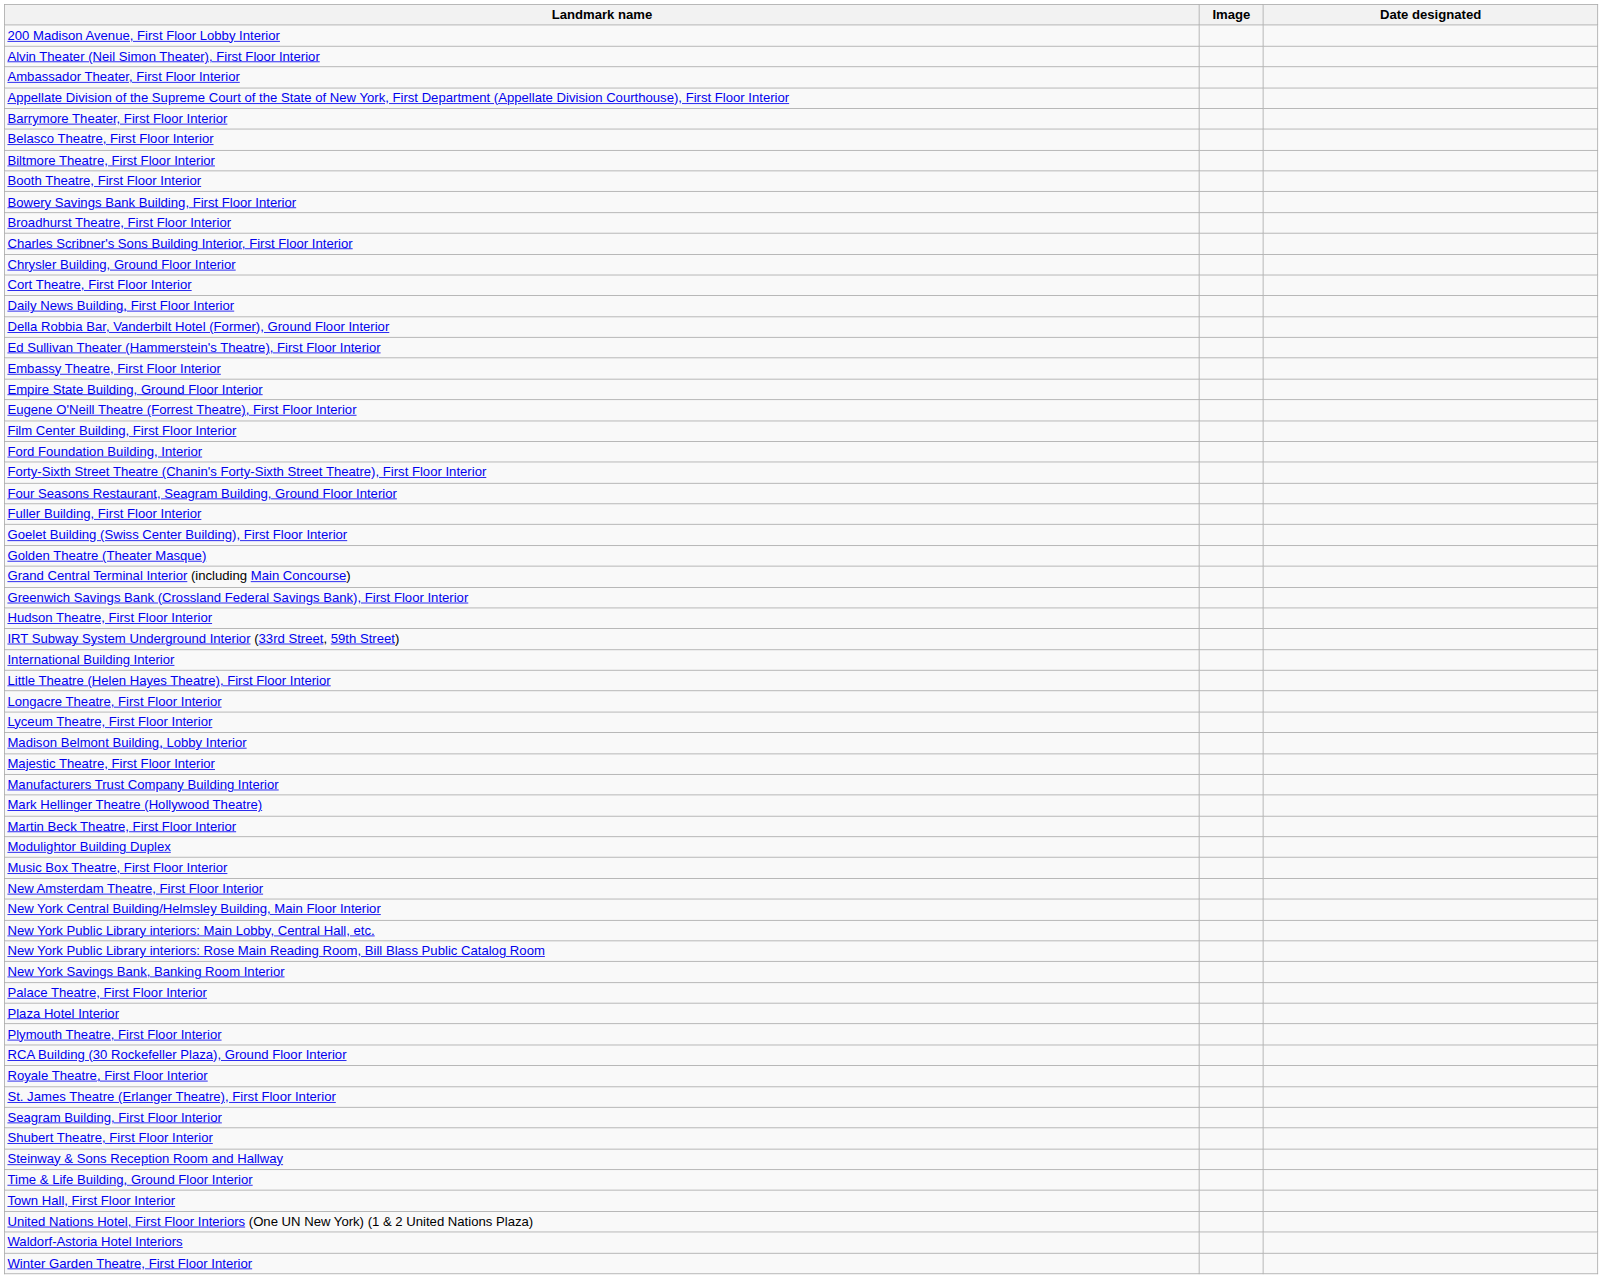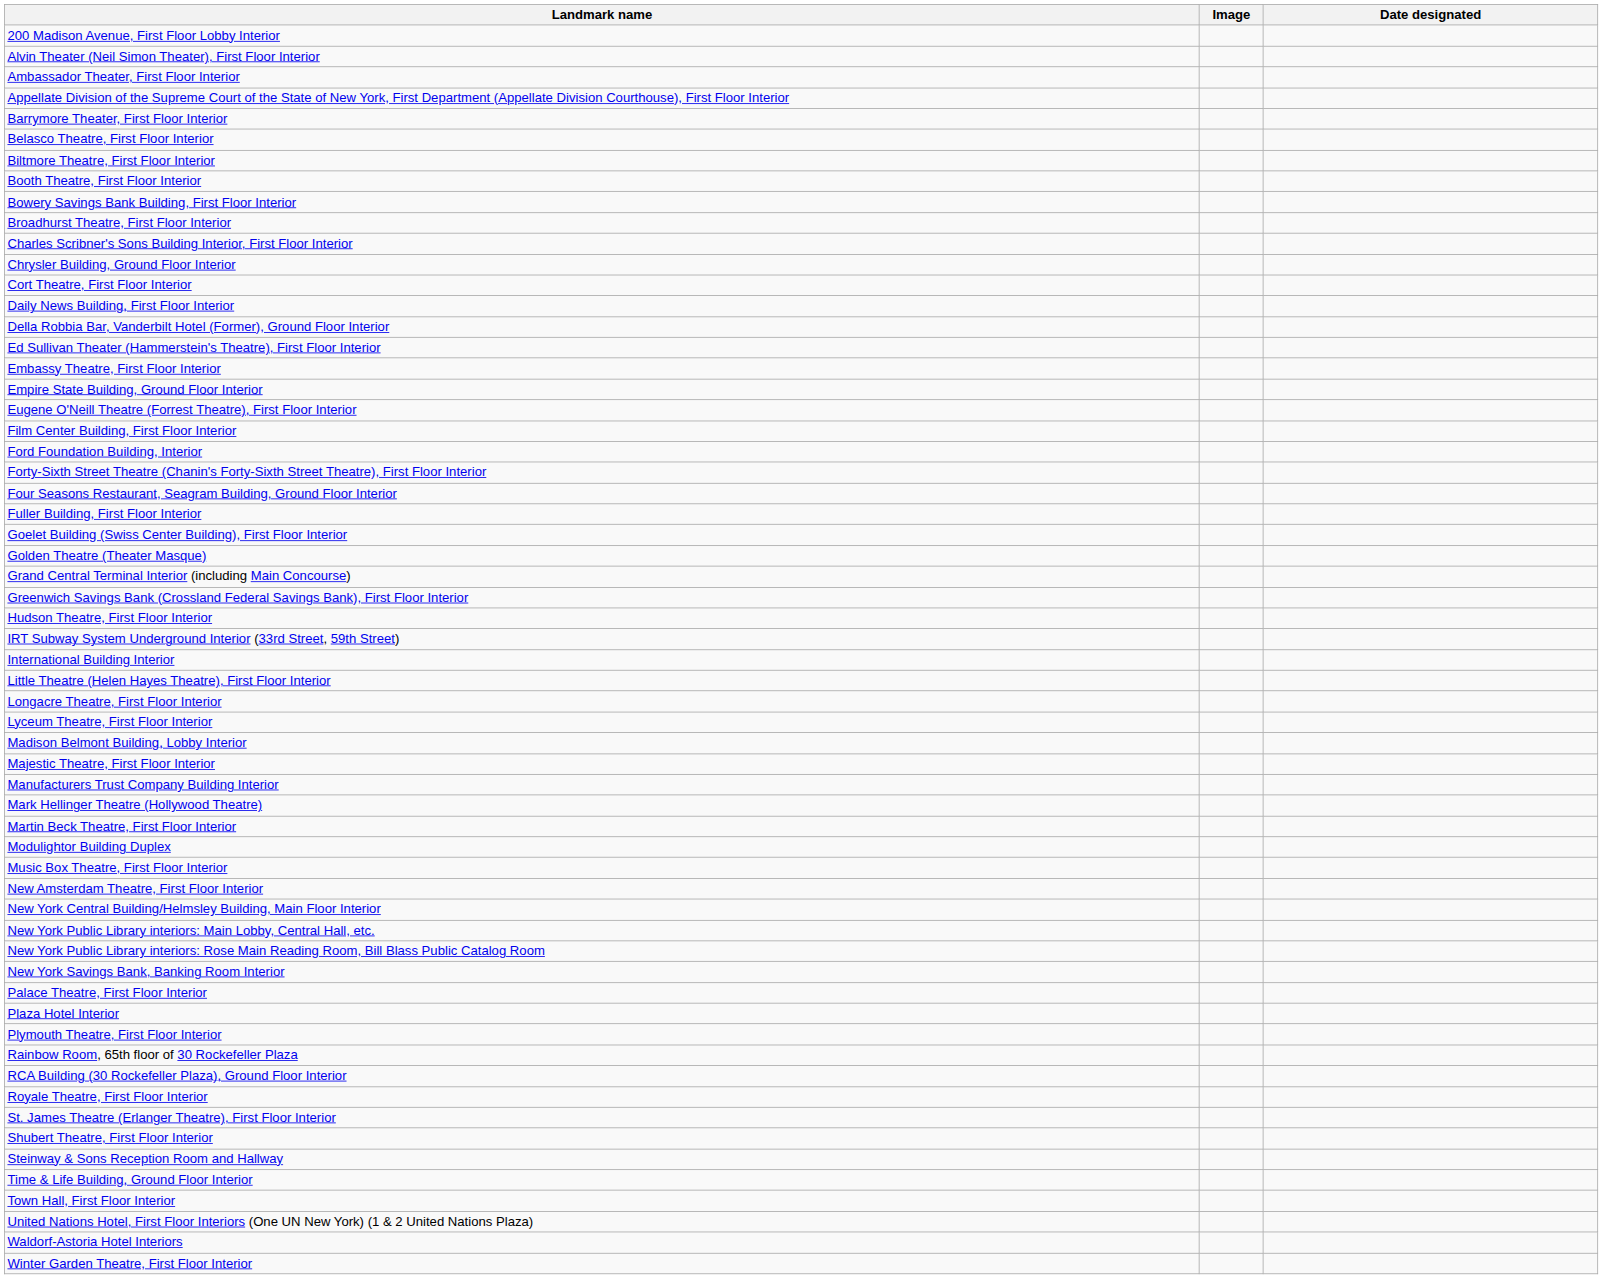+ row: (153, 1055)
- row: (115, 1117)
